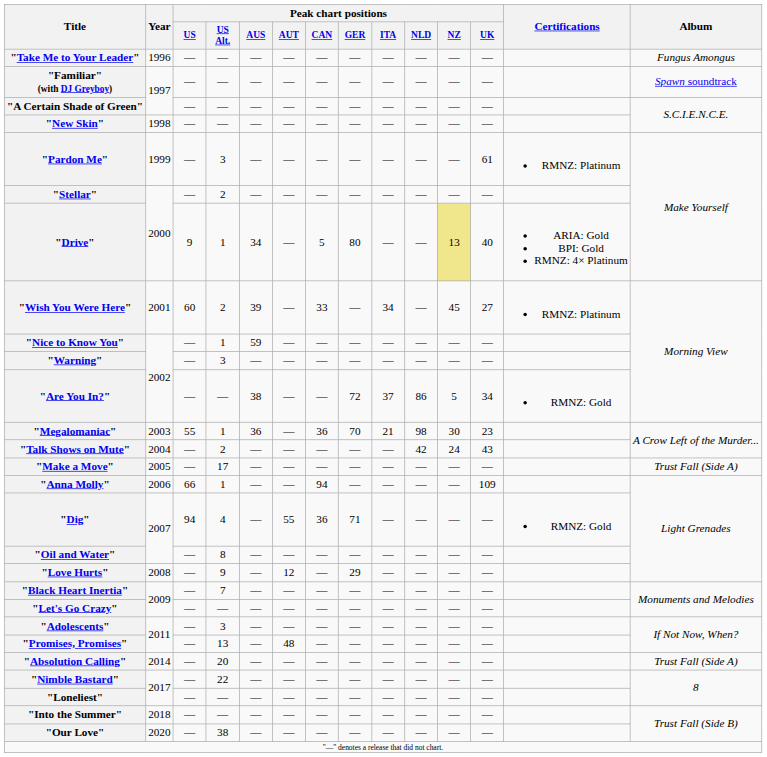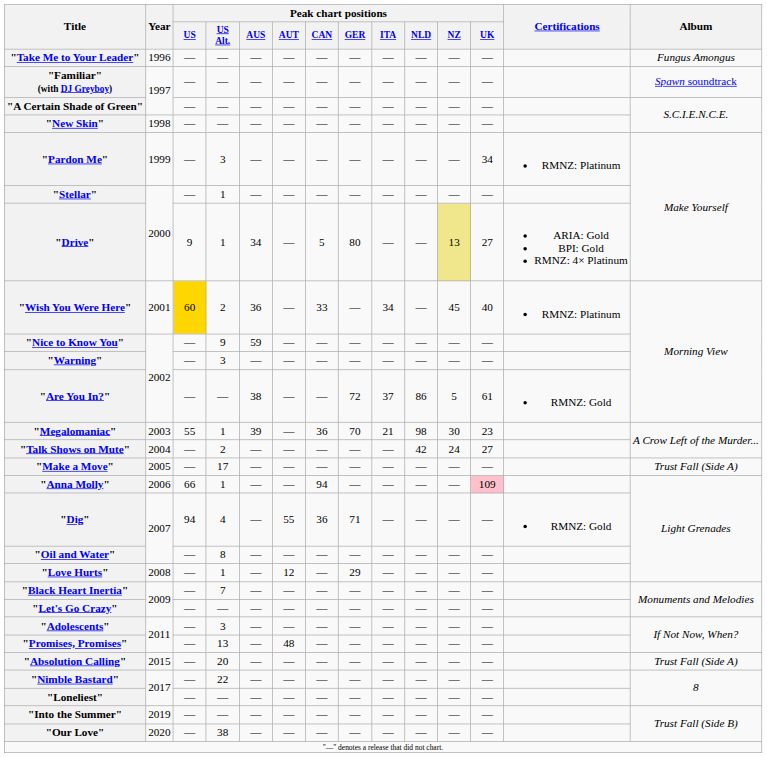(487, 159) 61 -> (487, 159) 34
(223, 194) 2 -> (223, 194) 1
(487, 242) 40 -> (487, 242) 27
(190, 307) no background -> (190, 307) gold background
(256, 307) 39 -> (256, 307) 36
(487, 307) 27 -> (487, 307) 40
(223, 342) 1 -> (223, 342) 9
(487, 395) 34 -> (487, 395) 61
(256, 431) 36 -> (256, 431) 39
(487, 448) 43 -> (487, 448) 27
(487, 484) no background -> (487, 484) pink background
(223, 572) 9 -> (223, 572) 1
(159, 661) 2014 -> (159, 661) 2015
(159, 714) 2018 -> (159, 714) 2019
